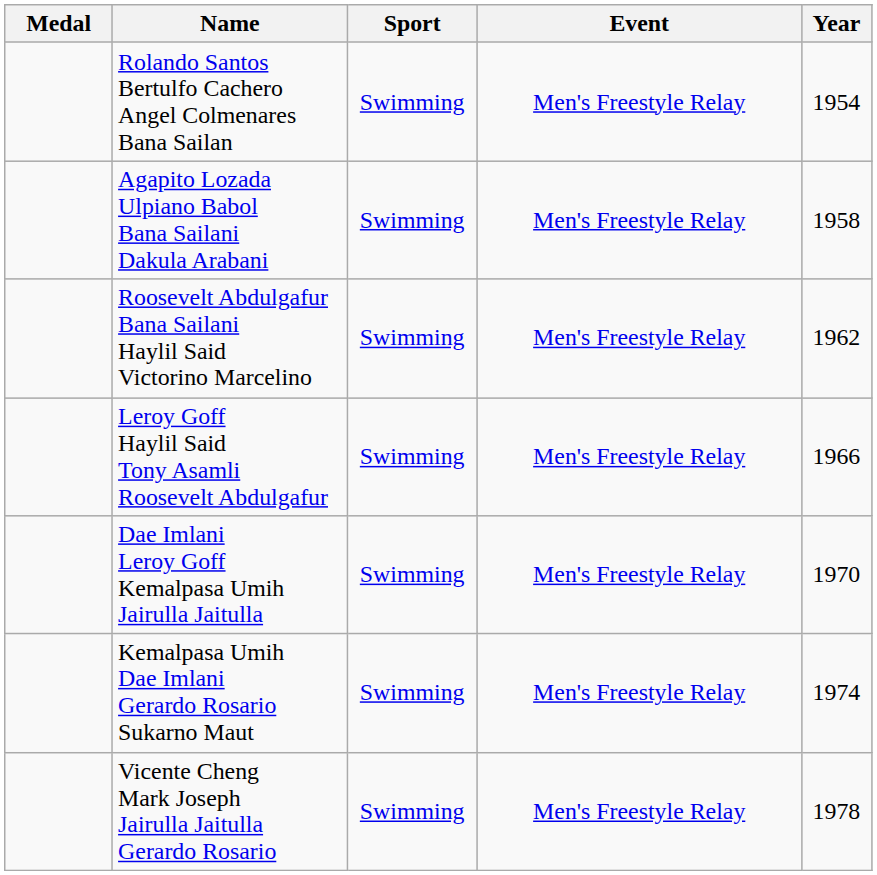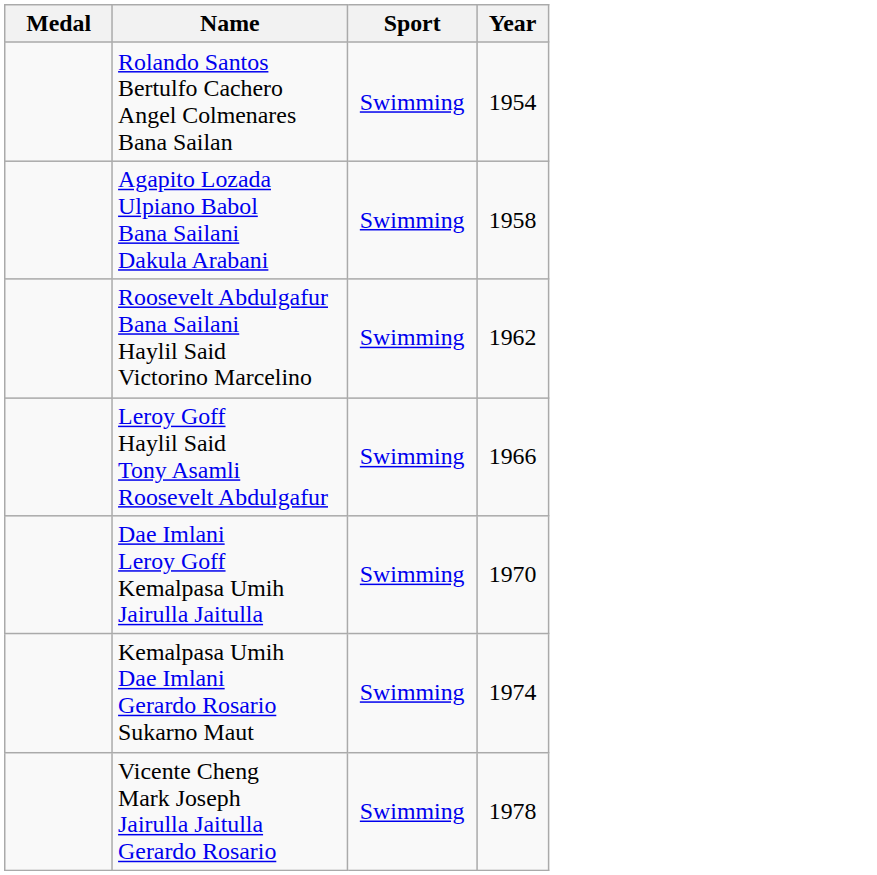- column: (639, 23)
